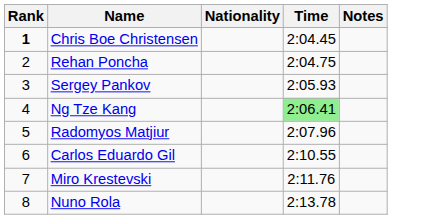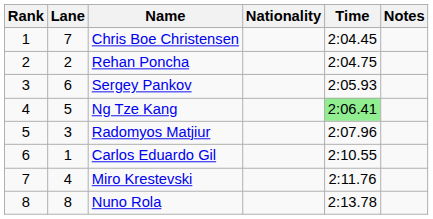+ column: (68, 16)
(26, 39) bold -> (26, 39) normal
